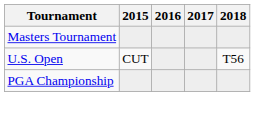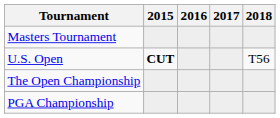(135, 59) normal -> (160, 59) bold
+ row: (74, 81)
